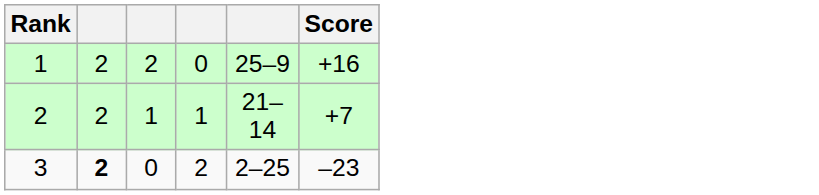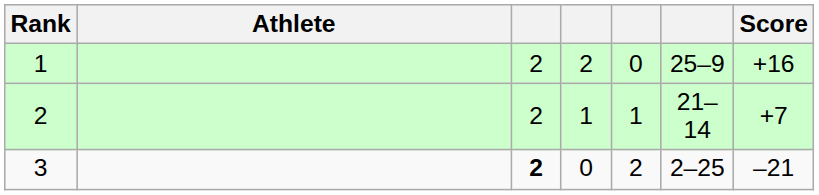+ column: (294, 24)
(339, 168) –23 -> (774, 168) –21
